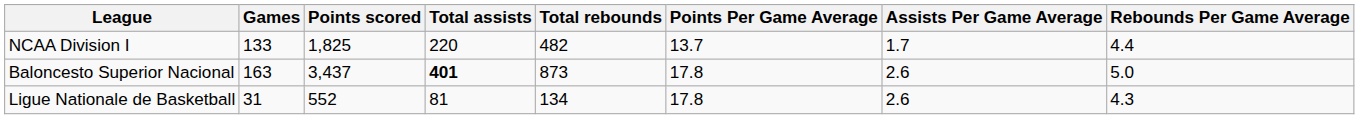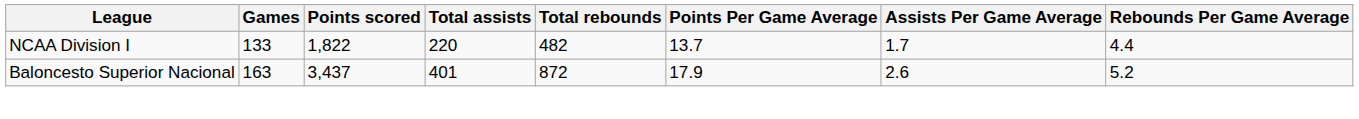(330, 45) 1,825 -> (329, 45) 1,822
(443, 72) bold -> (443, 72) normal
(554, 72) 873 -> (553, 72) 872
(686, 72) 17.8 -> (686, 72) 17.9
(1122, 72) 5.0 -> (1122, 72) 5.2
- row: (122, 99)
